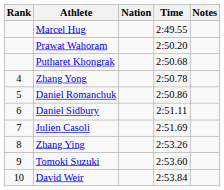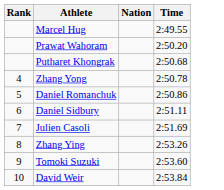- column: (205, 12)
